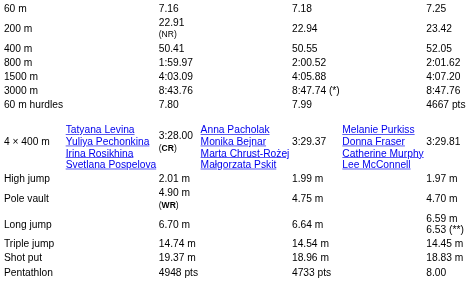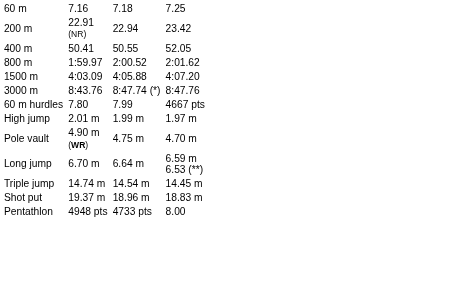- row: (27, 141)
